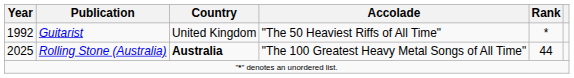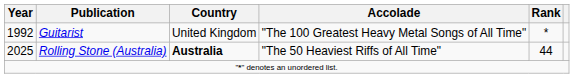(351, 32) "The 50 Heaviest Riffs of All Time" -> (394, 32) "The 100 Greatest Heavy Metal Songs of All Time"
(394, 51) "The 100 Greatest Heavy Metal Songs of All Time" -> (351, 51) "The 50 Heaviest Riffs of All Time"
